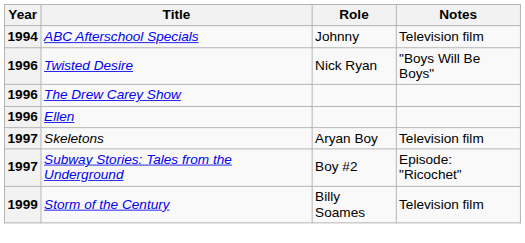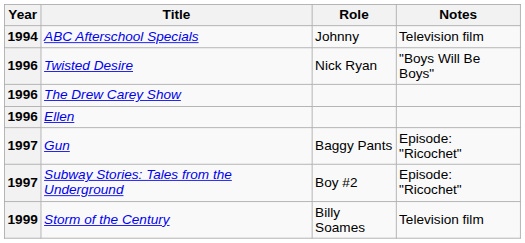- row: (74, 138)
+ row: (57, 146)
